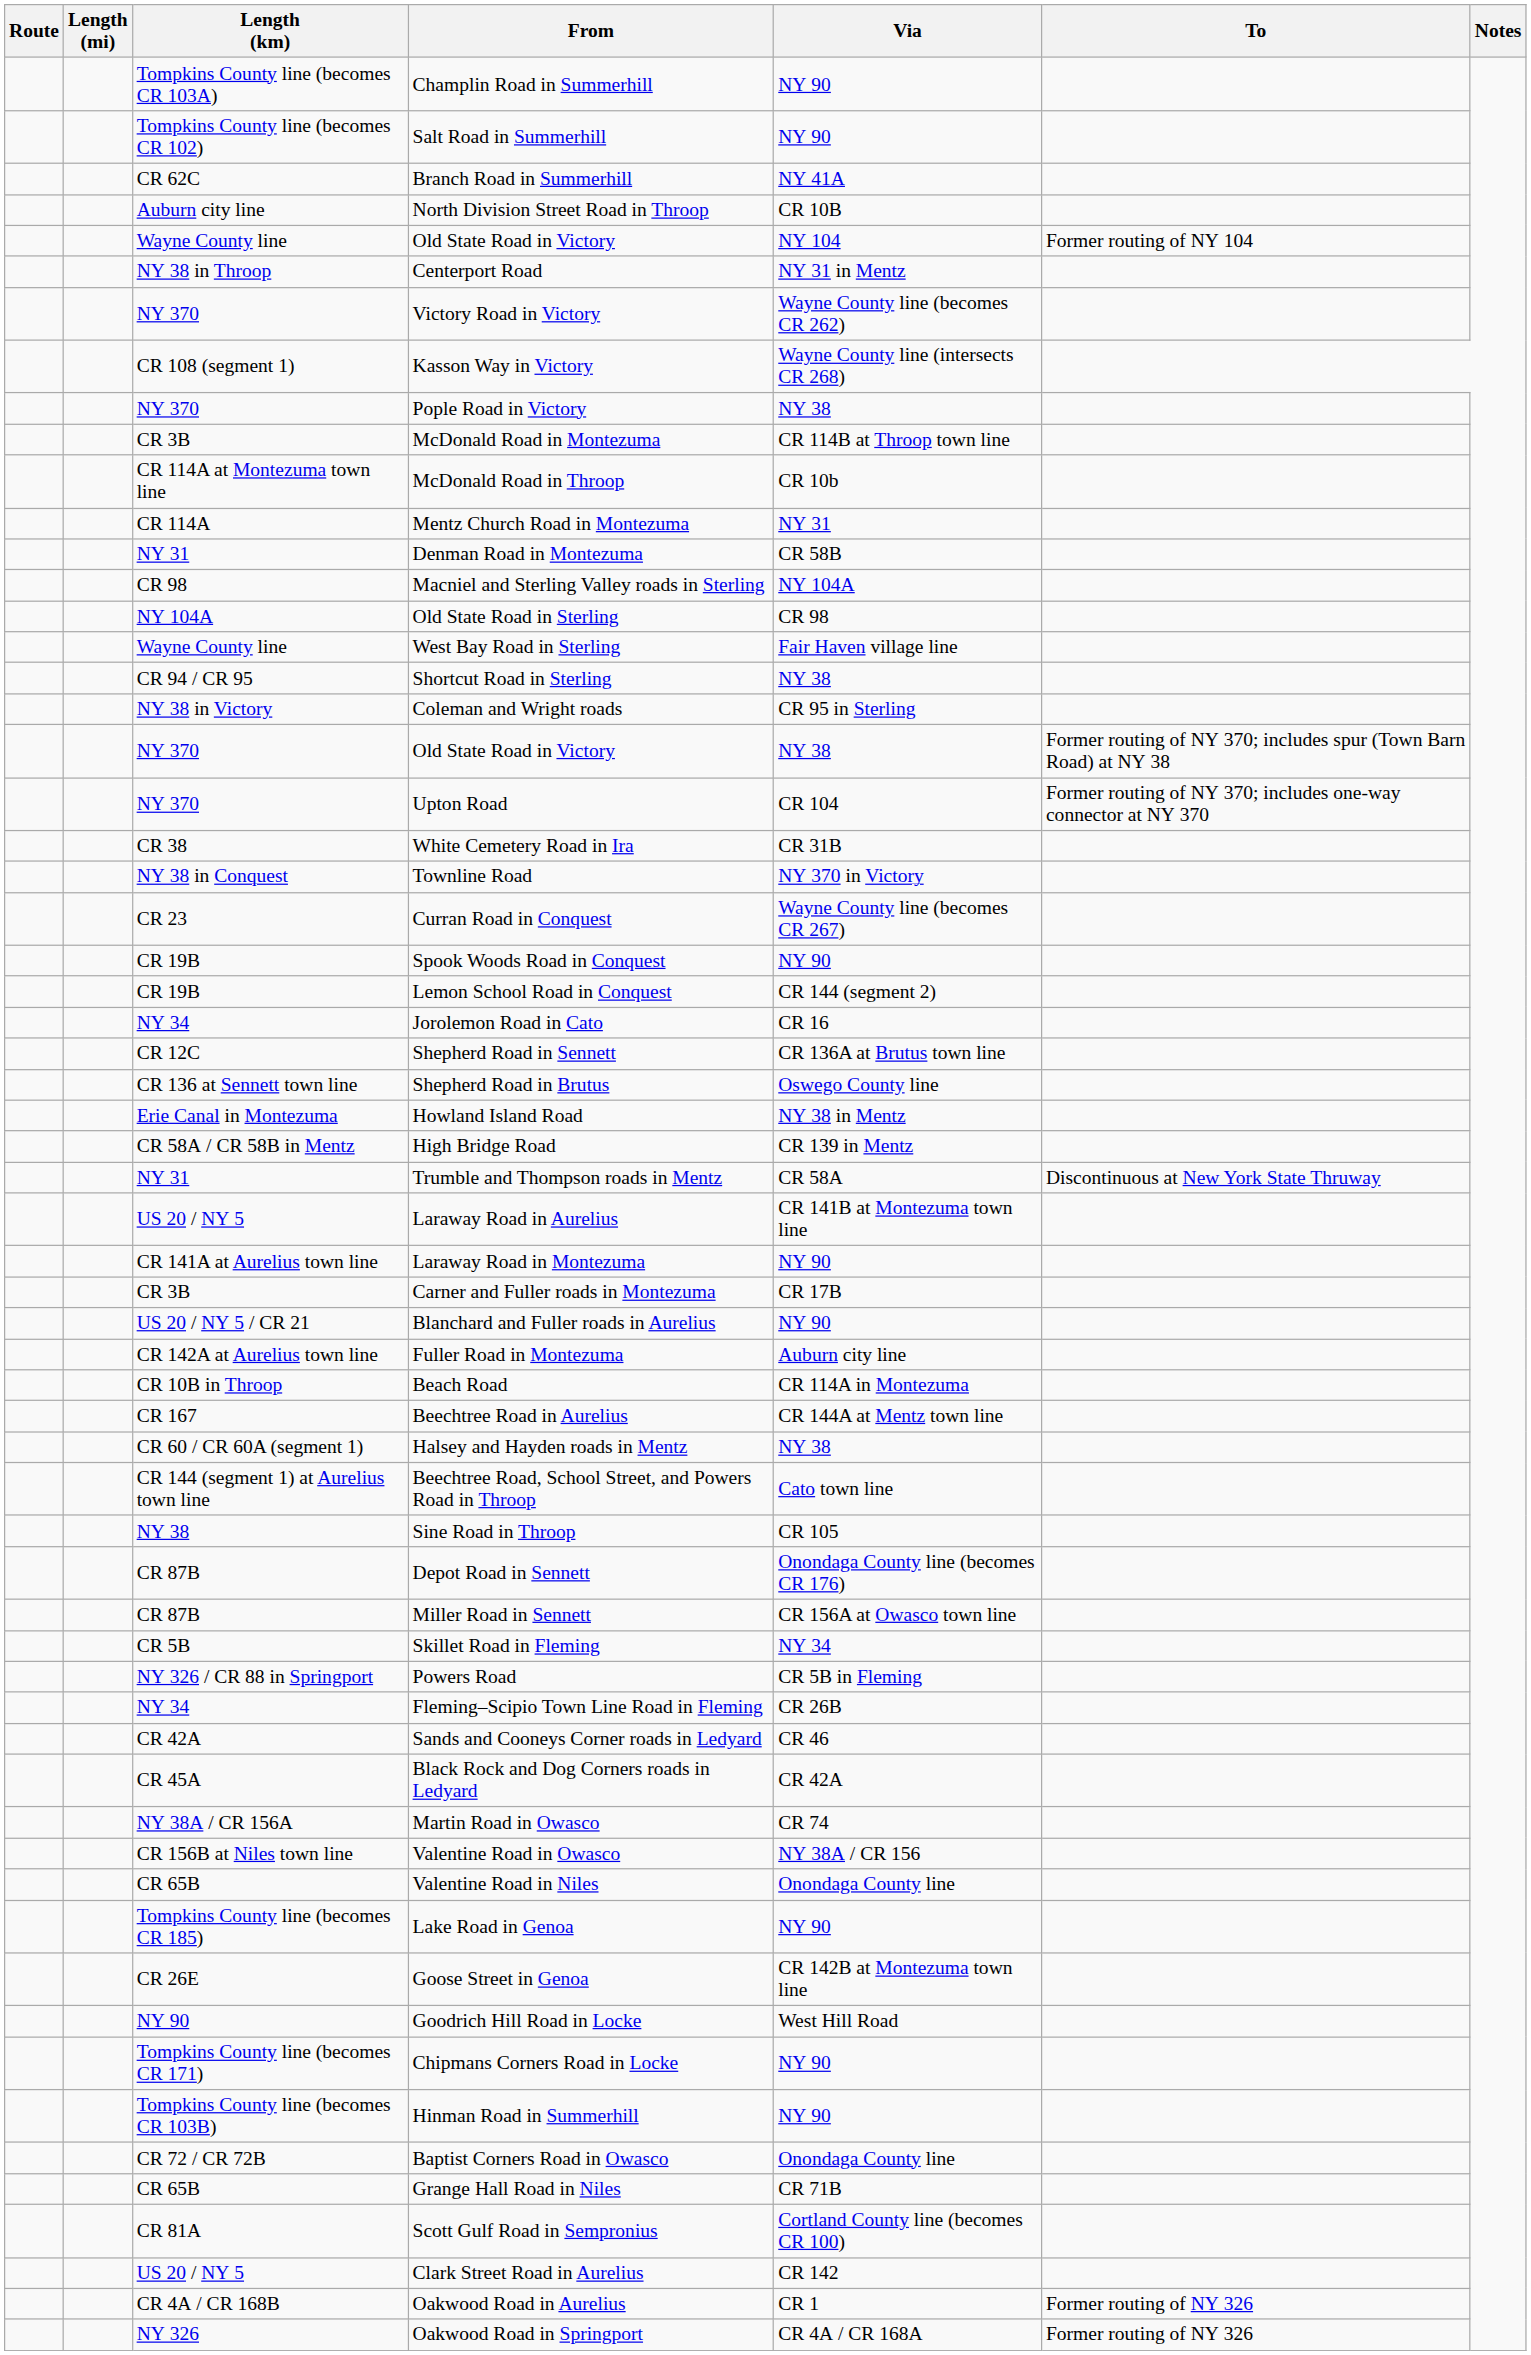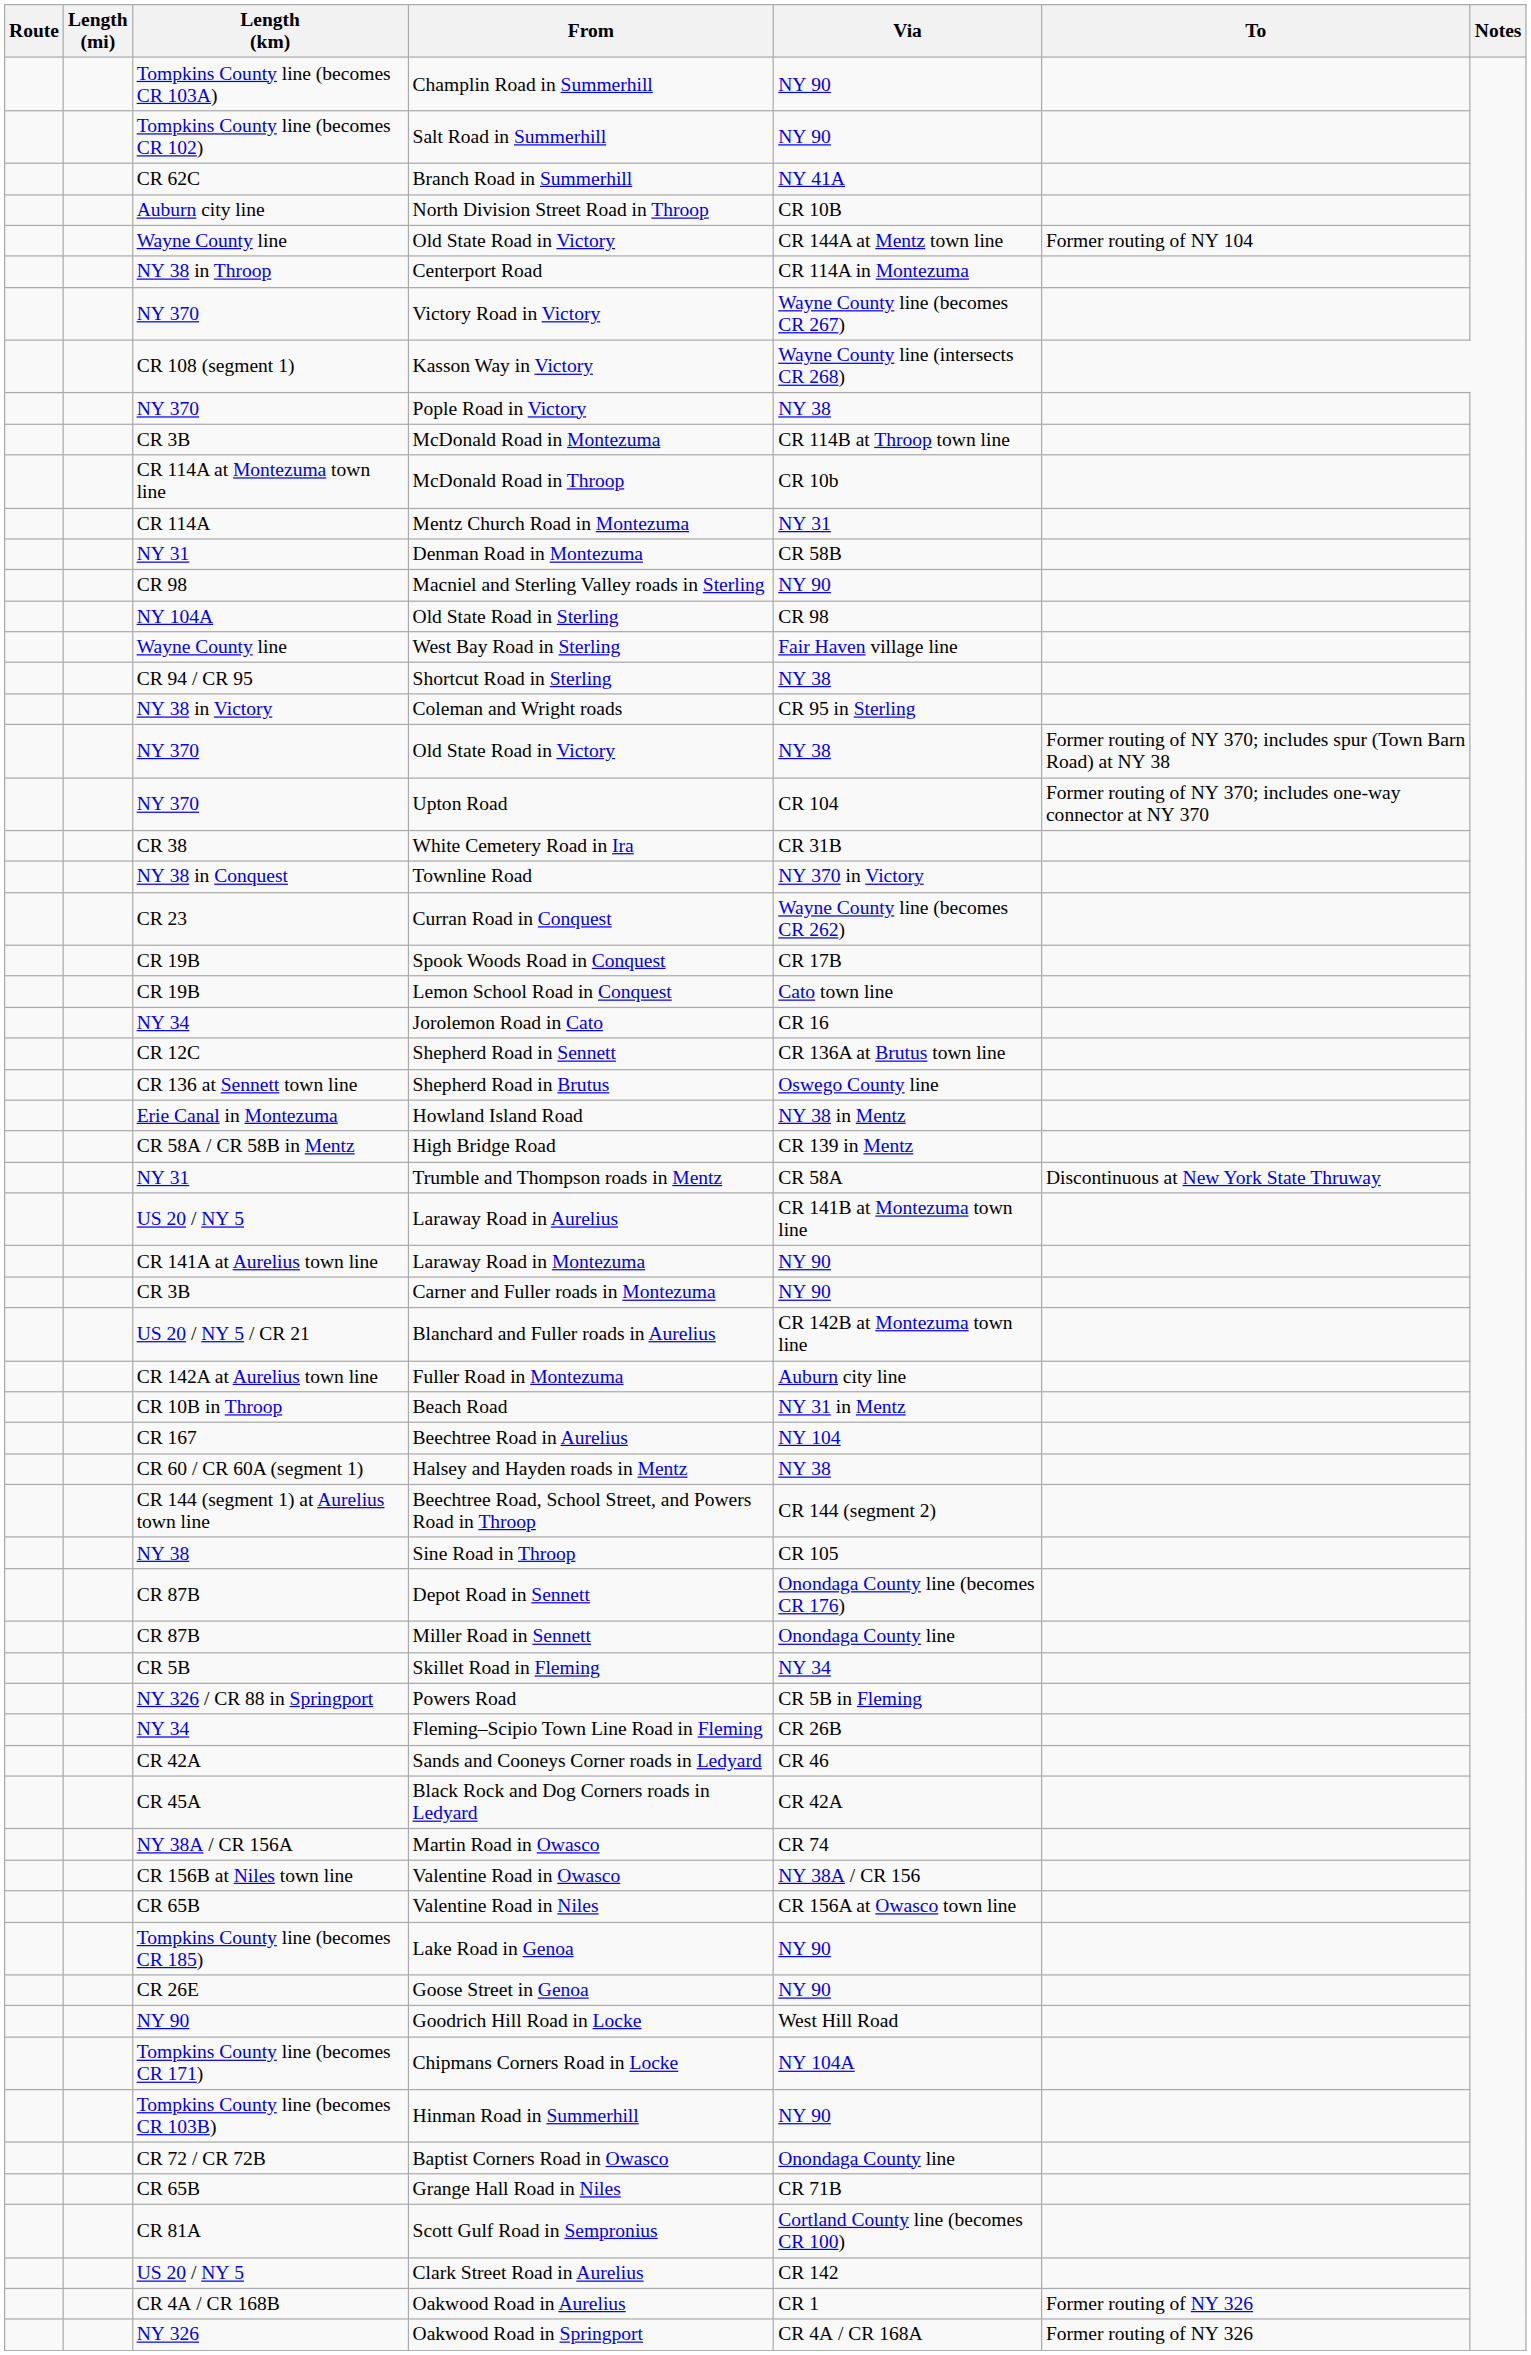(809, 240) NY 104 -> (891, 240) CR 144A at Mentz town line
(842, 271) NY 31 in Mentz -> (874, 271) CR 114A in Montezuma
(893, 313) Wayne County line (becomes CR 262) -> (893, 313) Wayne County line (becomes CR 267)
(816, 585) NY 104A -> (805, 585) NY 90
(893, 918) Wayne County line (becomes CR 267) -> (893, 918) Wayne County line (becomes CR 262)
(805, 960) NY 90 -> (810, 960) CR 17B
(857, 991) CR 144 (segment 2) -> (836, 991) Cato town line
(810, 1292) CR 17B -> (805, 1292) NY 90
(805, 1323) NY 90 -> (895, 1334) CR 142B at Montezuma town line
(874, 1385) CR 114A in Montezuma -> (842, 1406) NY 31 in Mentz
(891, 1415) CR 144A at Mentz town line -> (809, 1437) NY 104
(836, 1488) Cato town line -> (857, 1510) CR 144 (segment 2)
(897, 1614) CR 156A at Owasco town line -> (867, 1636) Onondaga County line
(867, 1884) Onondaga County line -> (897, 1906) CR 156A at Owasco town line
(895, 1979) CR 142B at Montezuma town line -> (805, 1990) NY 90
(805, 2063) NY 90 -> (816, 2063) NY 104A
